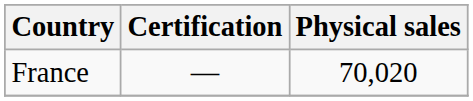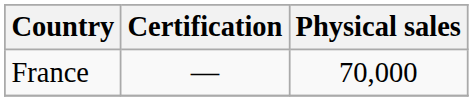(378, 72) 70,020 -> (378, 72) 70,000
